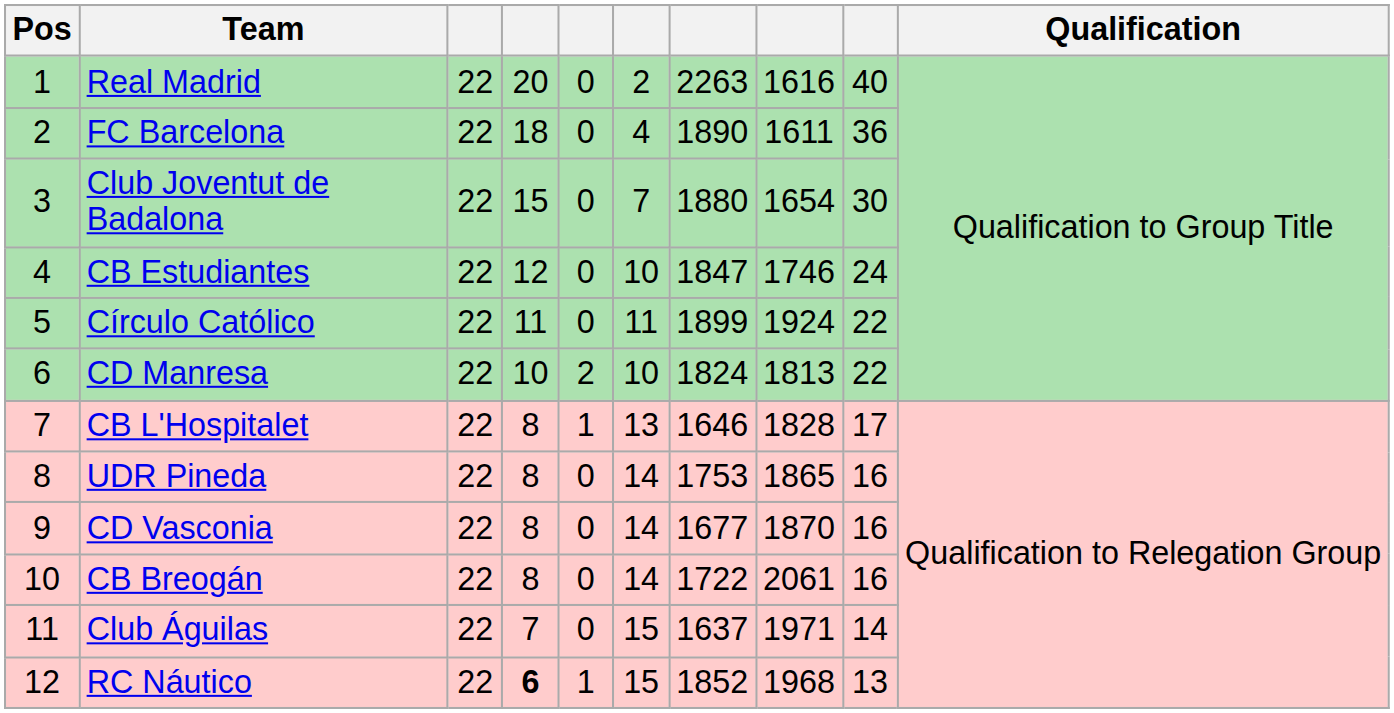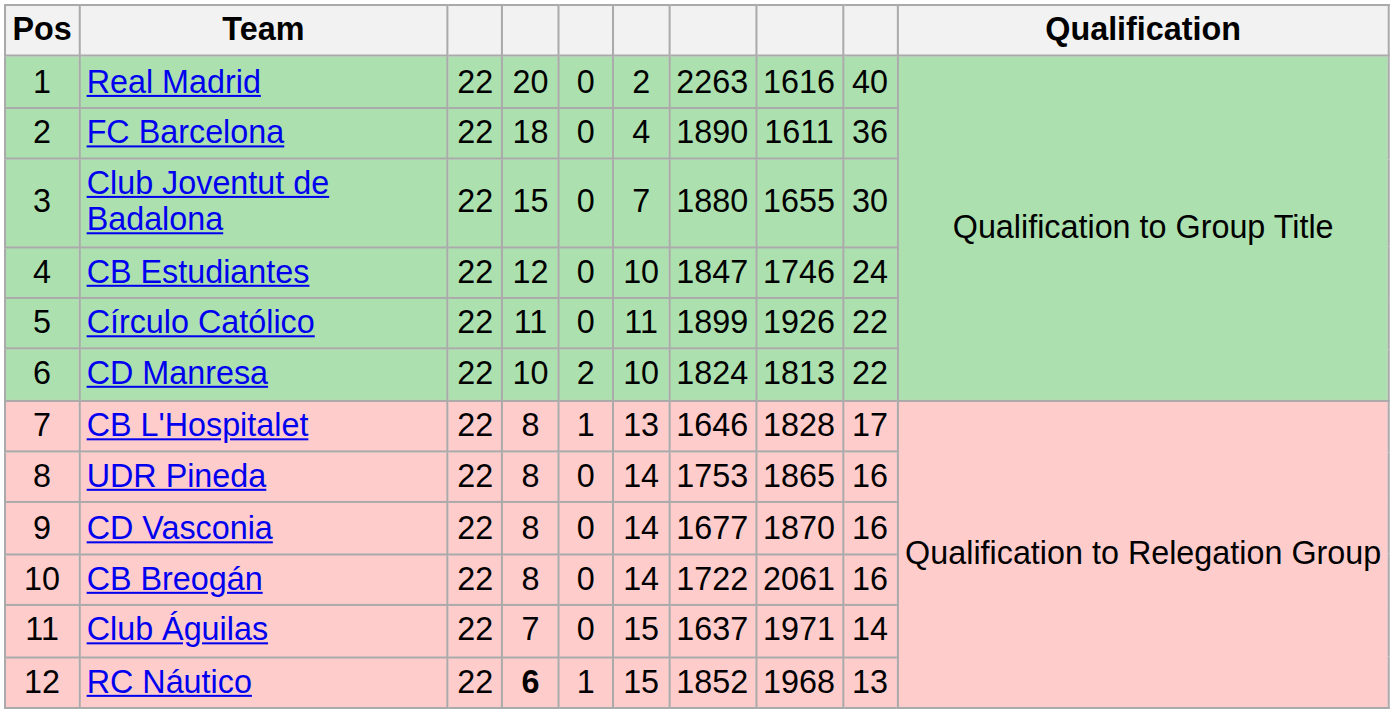(799, 202) 1654 -> (799, 202) 1655
(799, 322) 1924 -> (799, 322) 1926
